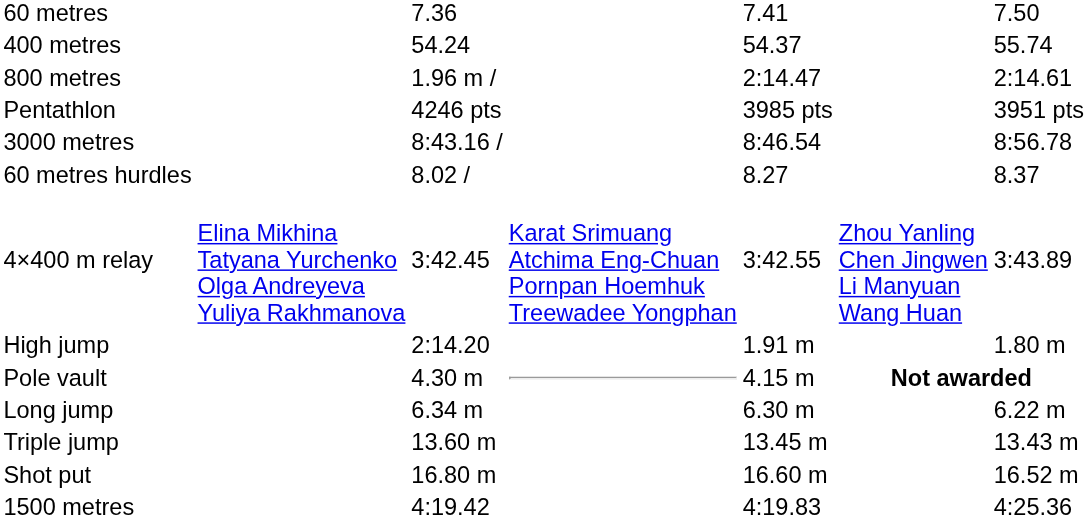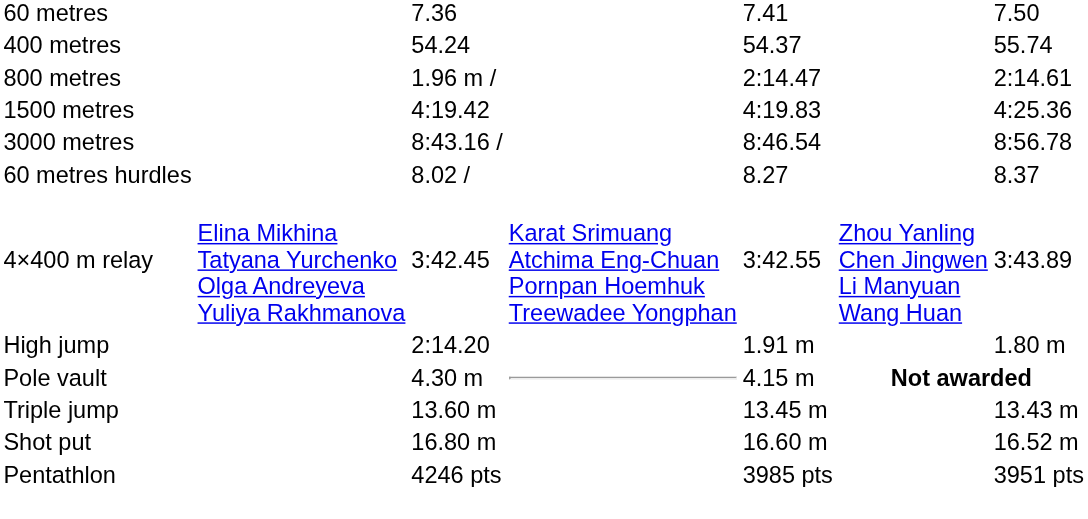rows swapped: (69, 507) <-> (60, 110)
- row: (58, 410)
